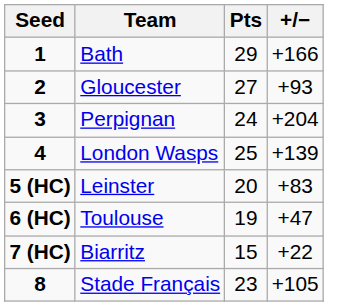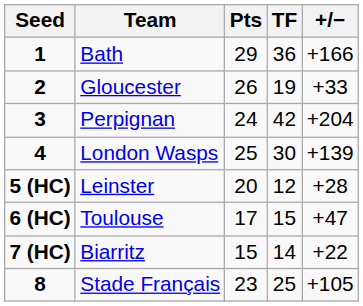+ column: (284, 20)
(246, 86) 27 -> (246, 86) 26
(295, 86) +93 -> (330, 86) +33
(295, 185) +83 -> (330, 185) +28
(246, 218) 19 -> (246, 218) 17
